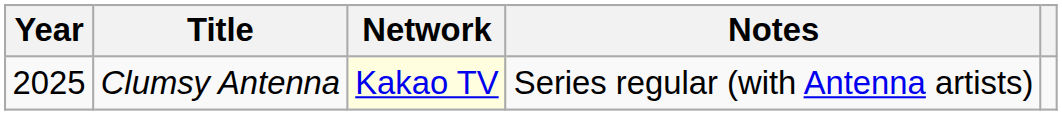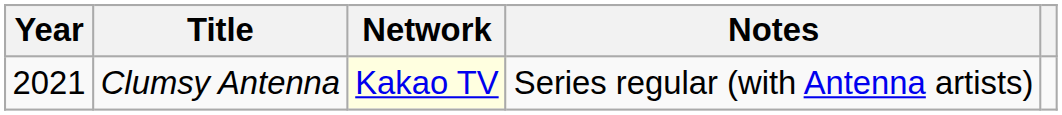(49, 82) 2025 -> (49, 82) 2021
